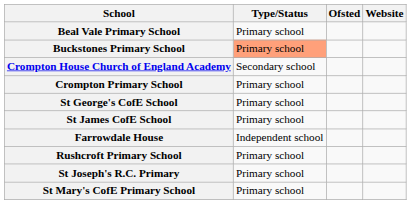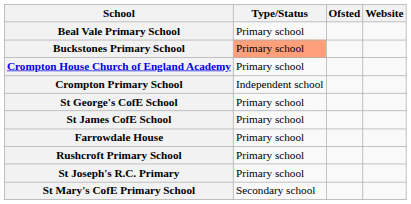(276, 66) Secondary school -> (270, 66) Primary school
(270, 84) Primary school -> (280, 84) Independent school
(280, 137) Independent school -> (270, 137) Primary school
(270, 191) Primary school -> (276, 191) Secondary school
